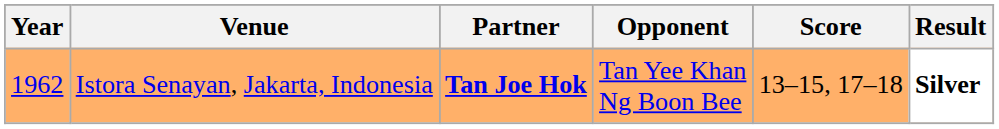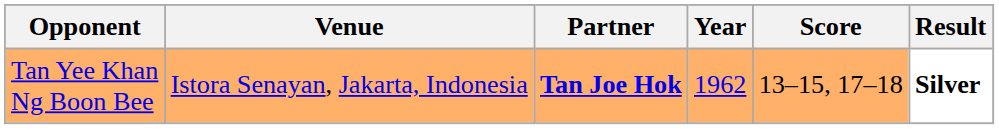columns swapped: (37, 26) <-> (673, 26)
